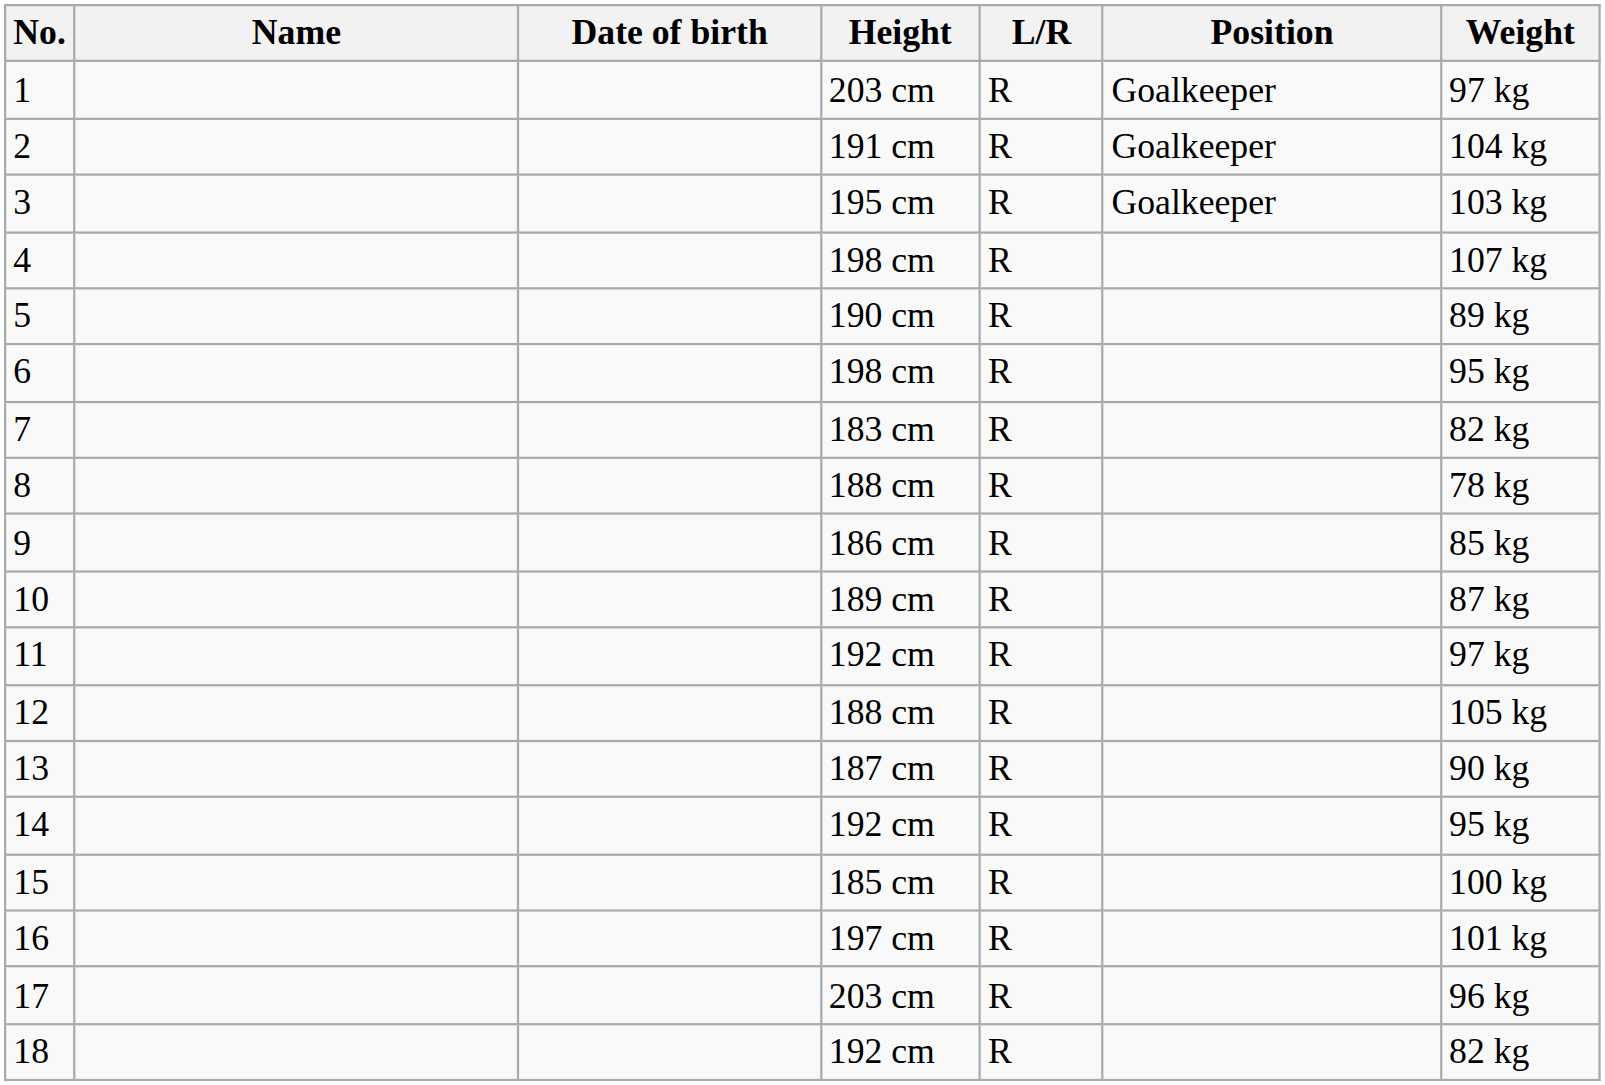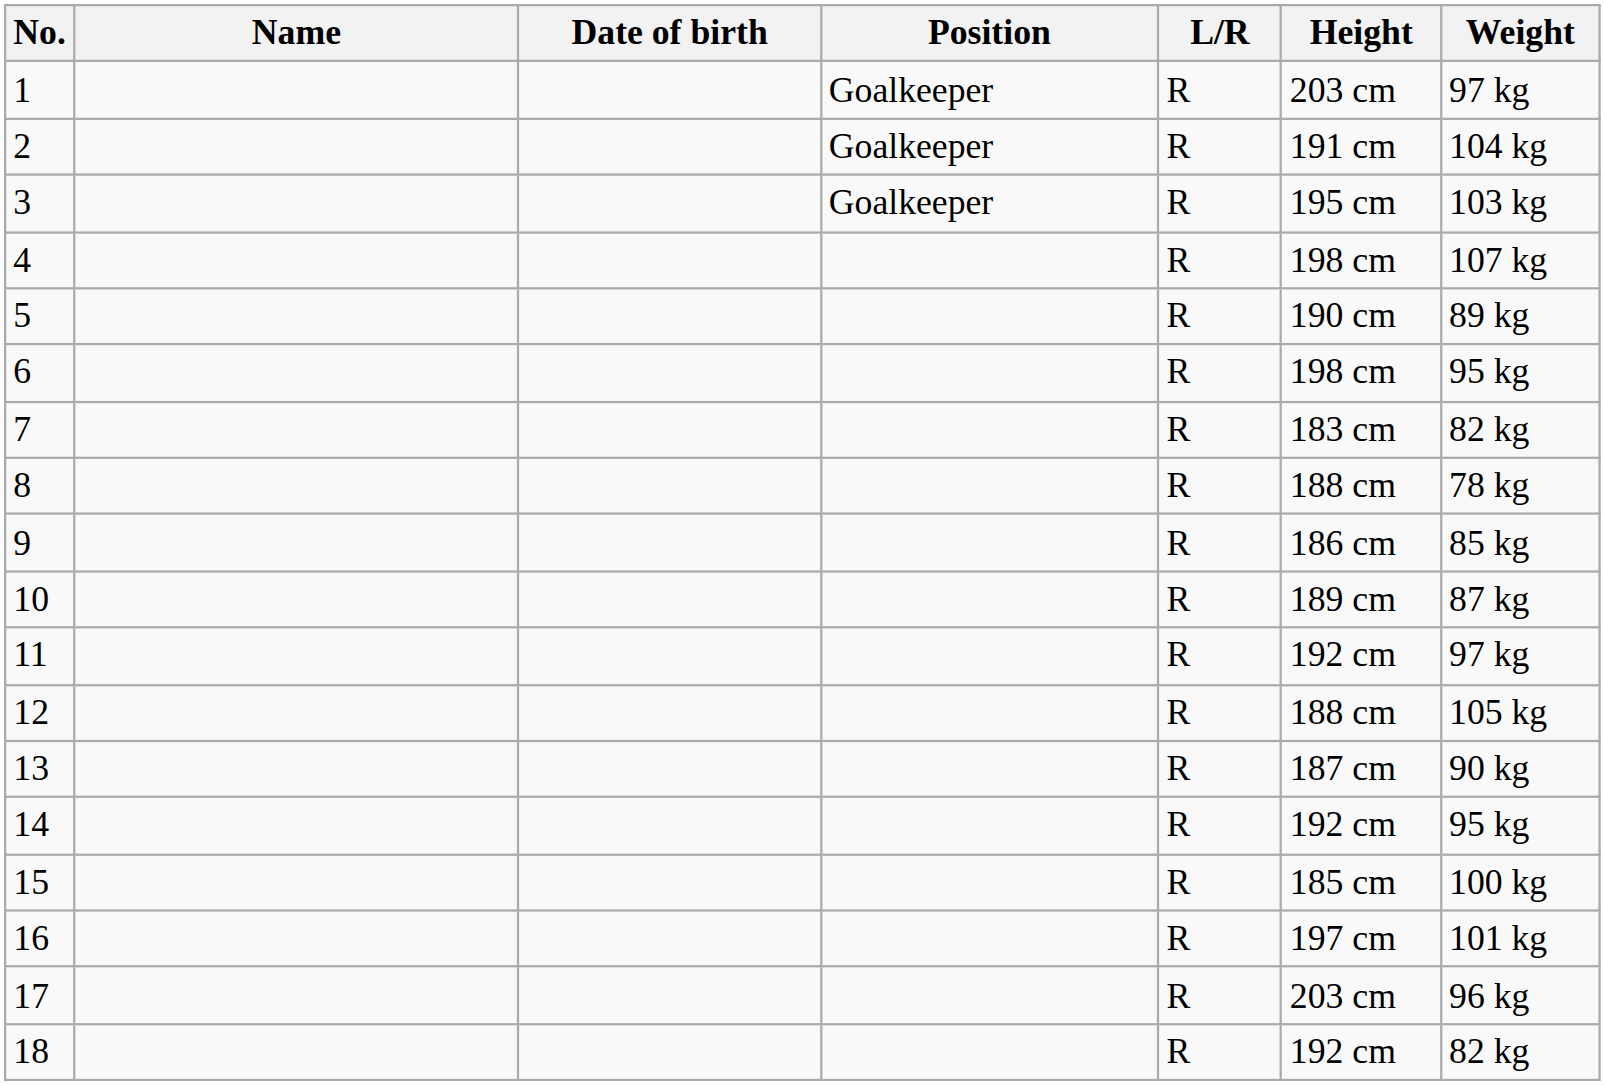columns swapped: (1272, 32) <-> (900, 32)
